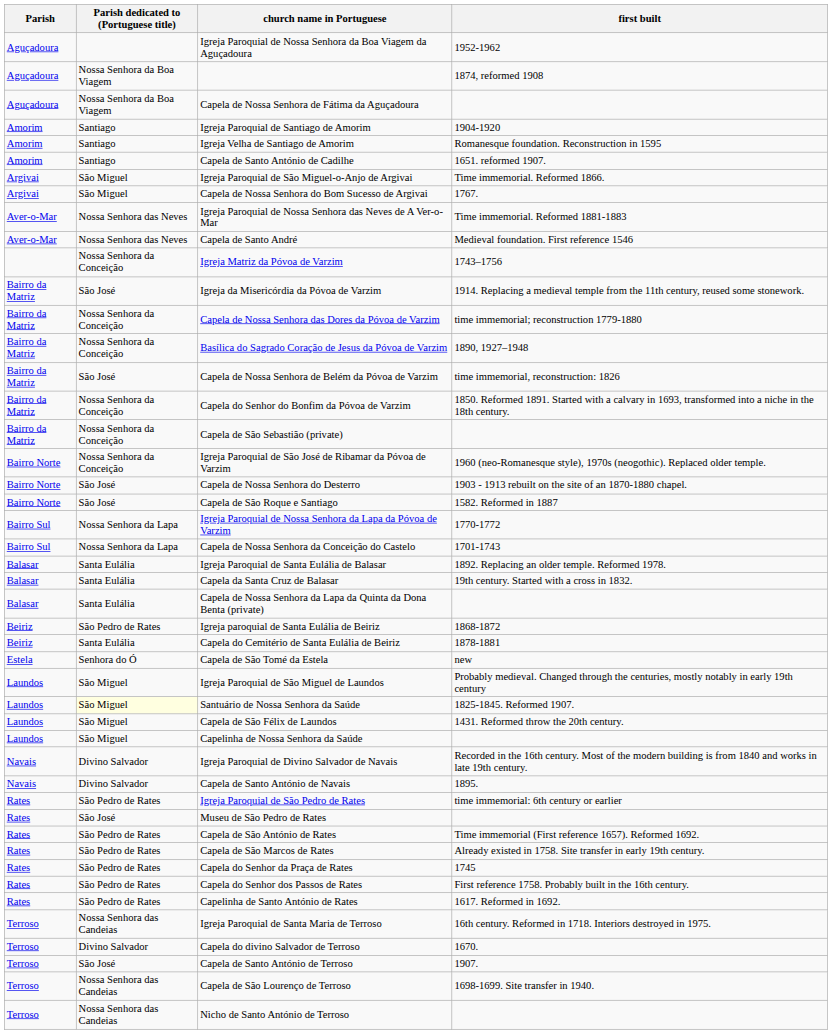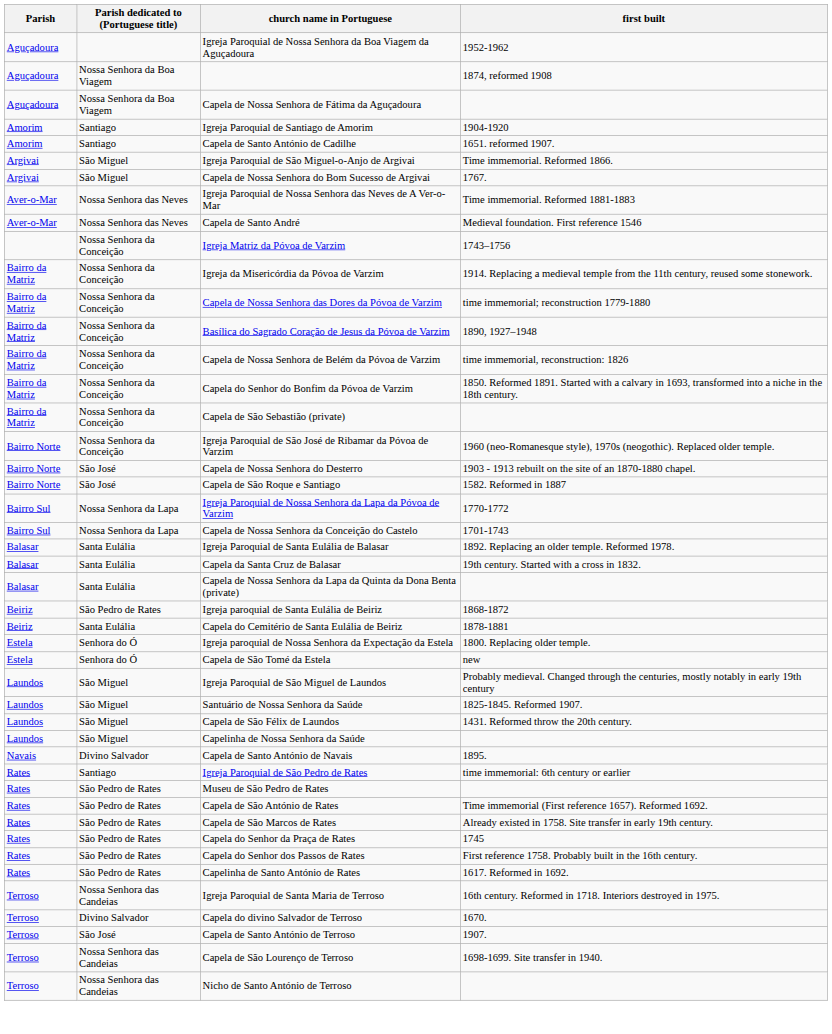- row: (277, 144)
(97, 291) São José -> (117, 274) Nossa Senhora da Conceição
(97, 376) São José -> (117, 360) Nossa Senhora da Conceição
+ row: (328, 643)
(103, 705) lightyellow background -> (104, 705) no background
- row: (299, 761)
(120, 800) São Pedro de Rates -> (98, 772) Santiago
(97, 817) São José -> (120, 789) São Pedro de Rates
